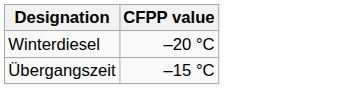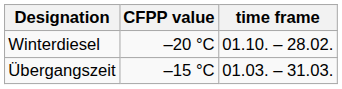+ column: (278, 17)
